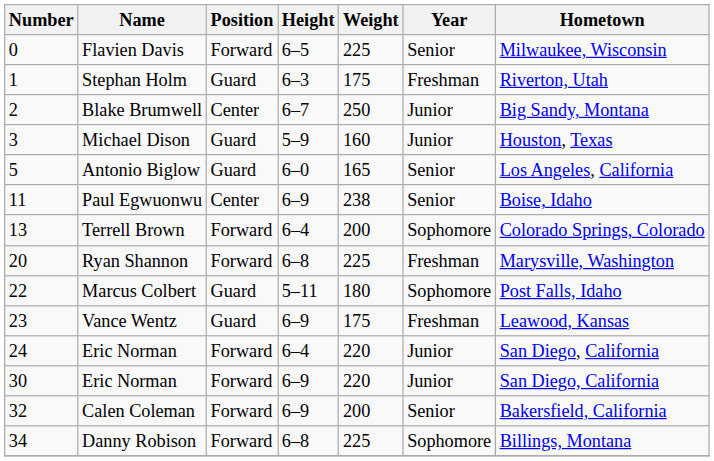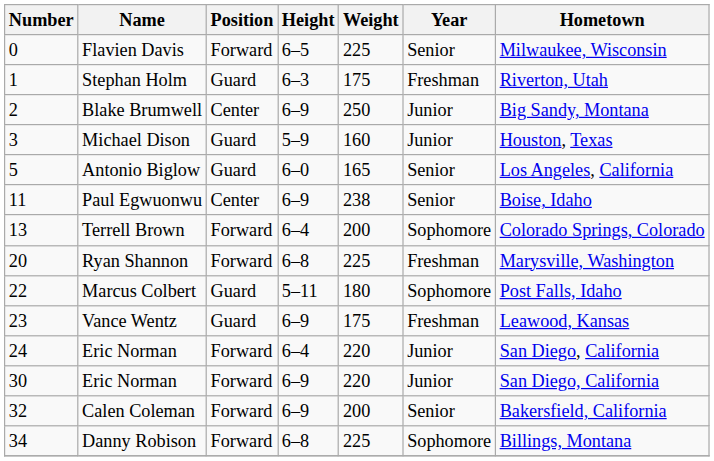(296, 109) 6–7 -> (296, 109) 6–9
